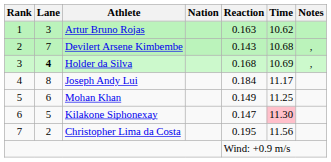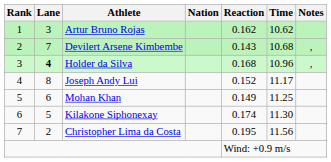(244, 30) 0.163 -> (244, 30) 0.162
(281, 64) 10.69 -> (281, 64) 10.96
(244, 81) 0.184 -> (244, 81) 0.152
(244, 115) 0.147 -> (244, 115) 0.174
(281, 115) pink background -> (281, 115) no background
